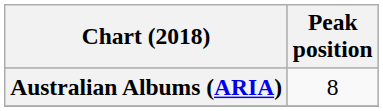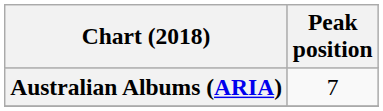(333, 86) 8 -> (333, 86) 7
